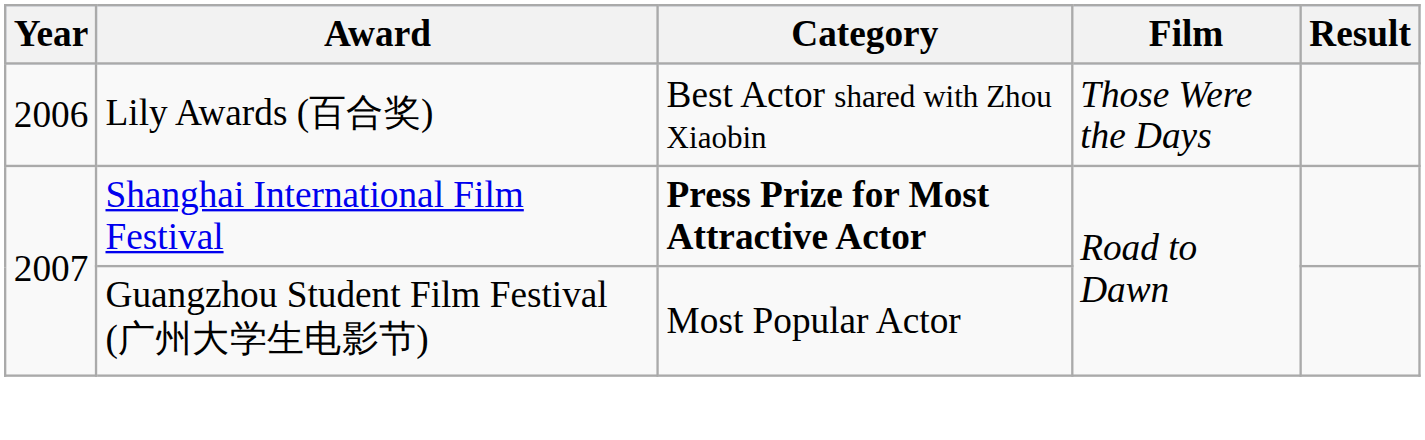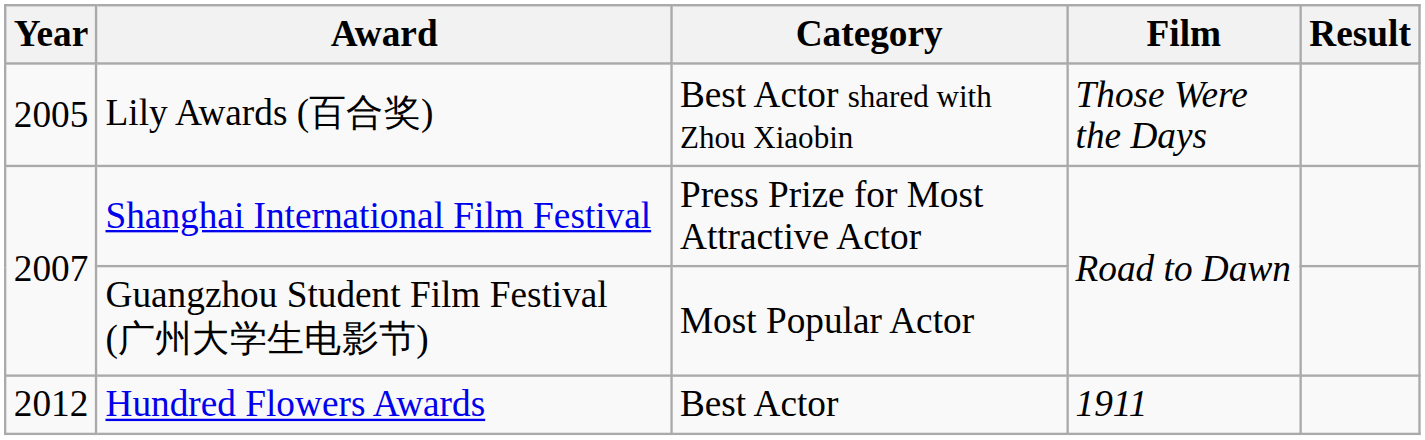(51, 114) 2006 -> (51, 114) 2005
(828, 215) bold -> (832, 215) normal
+ row: (295, 403)
